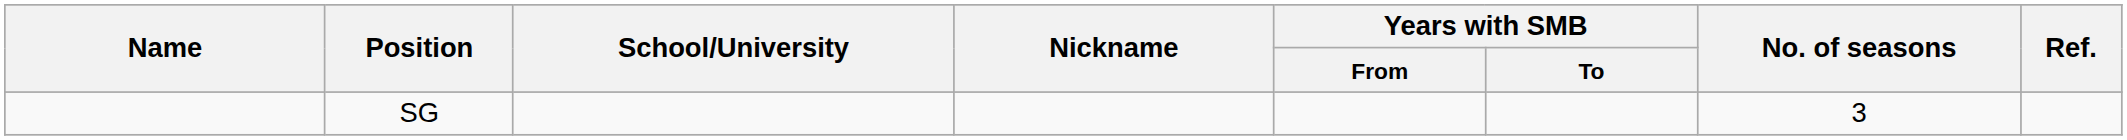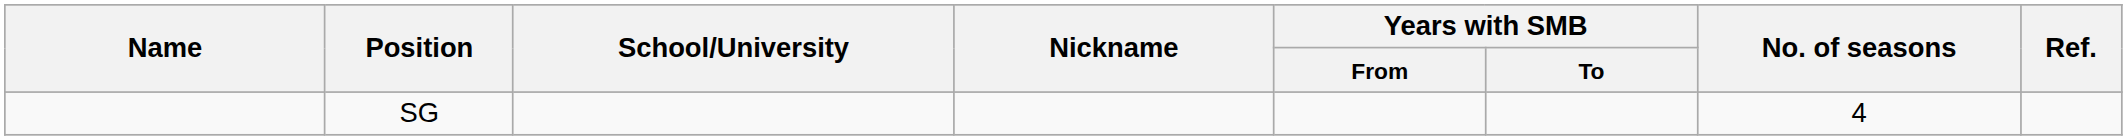(1859, 112) 3 -> (1859, 112) 4
